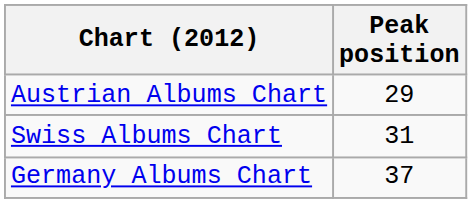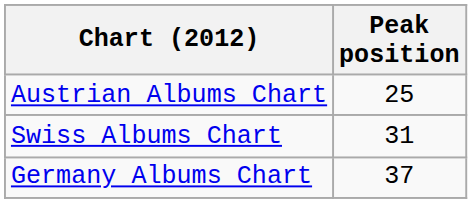(399, 95) 29 -> (399, 95) 25
